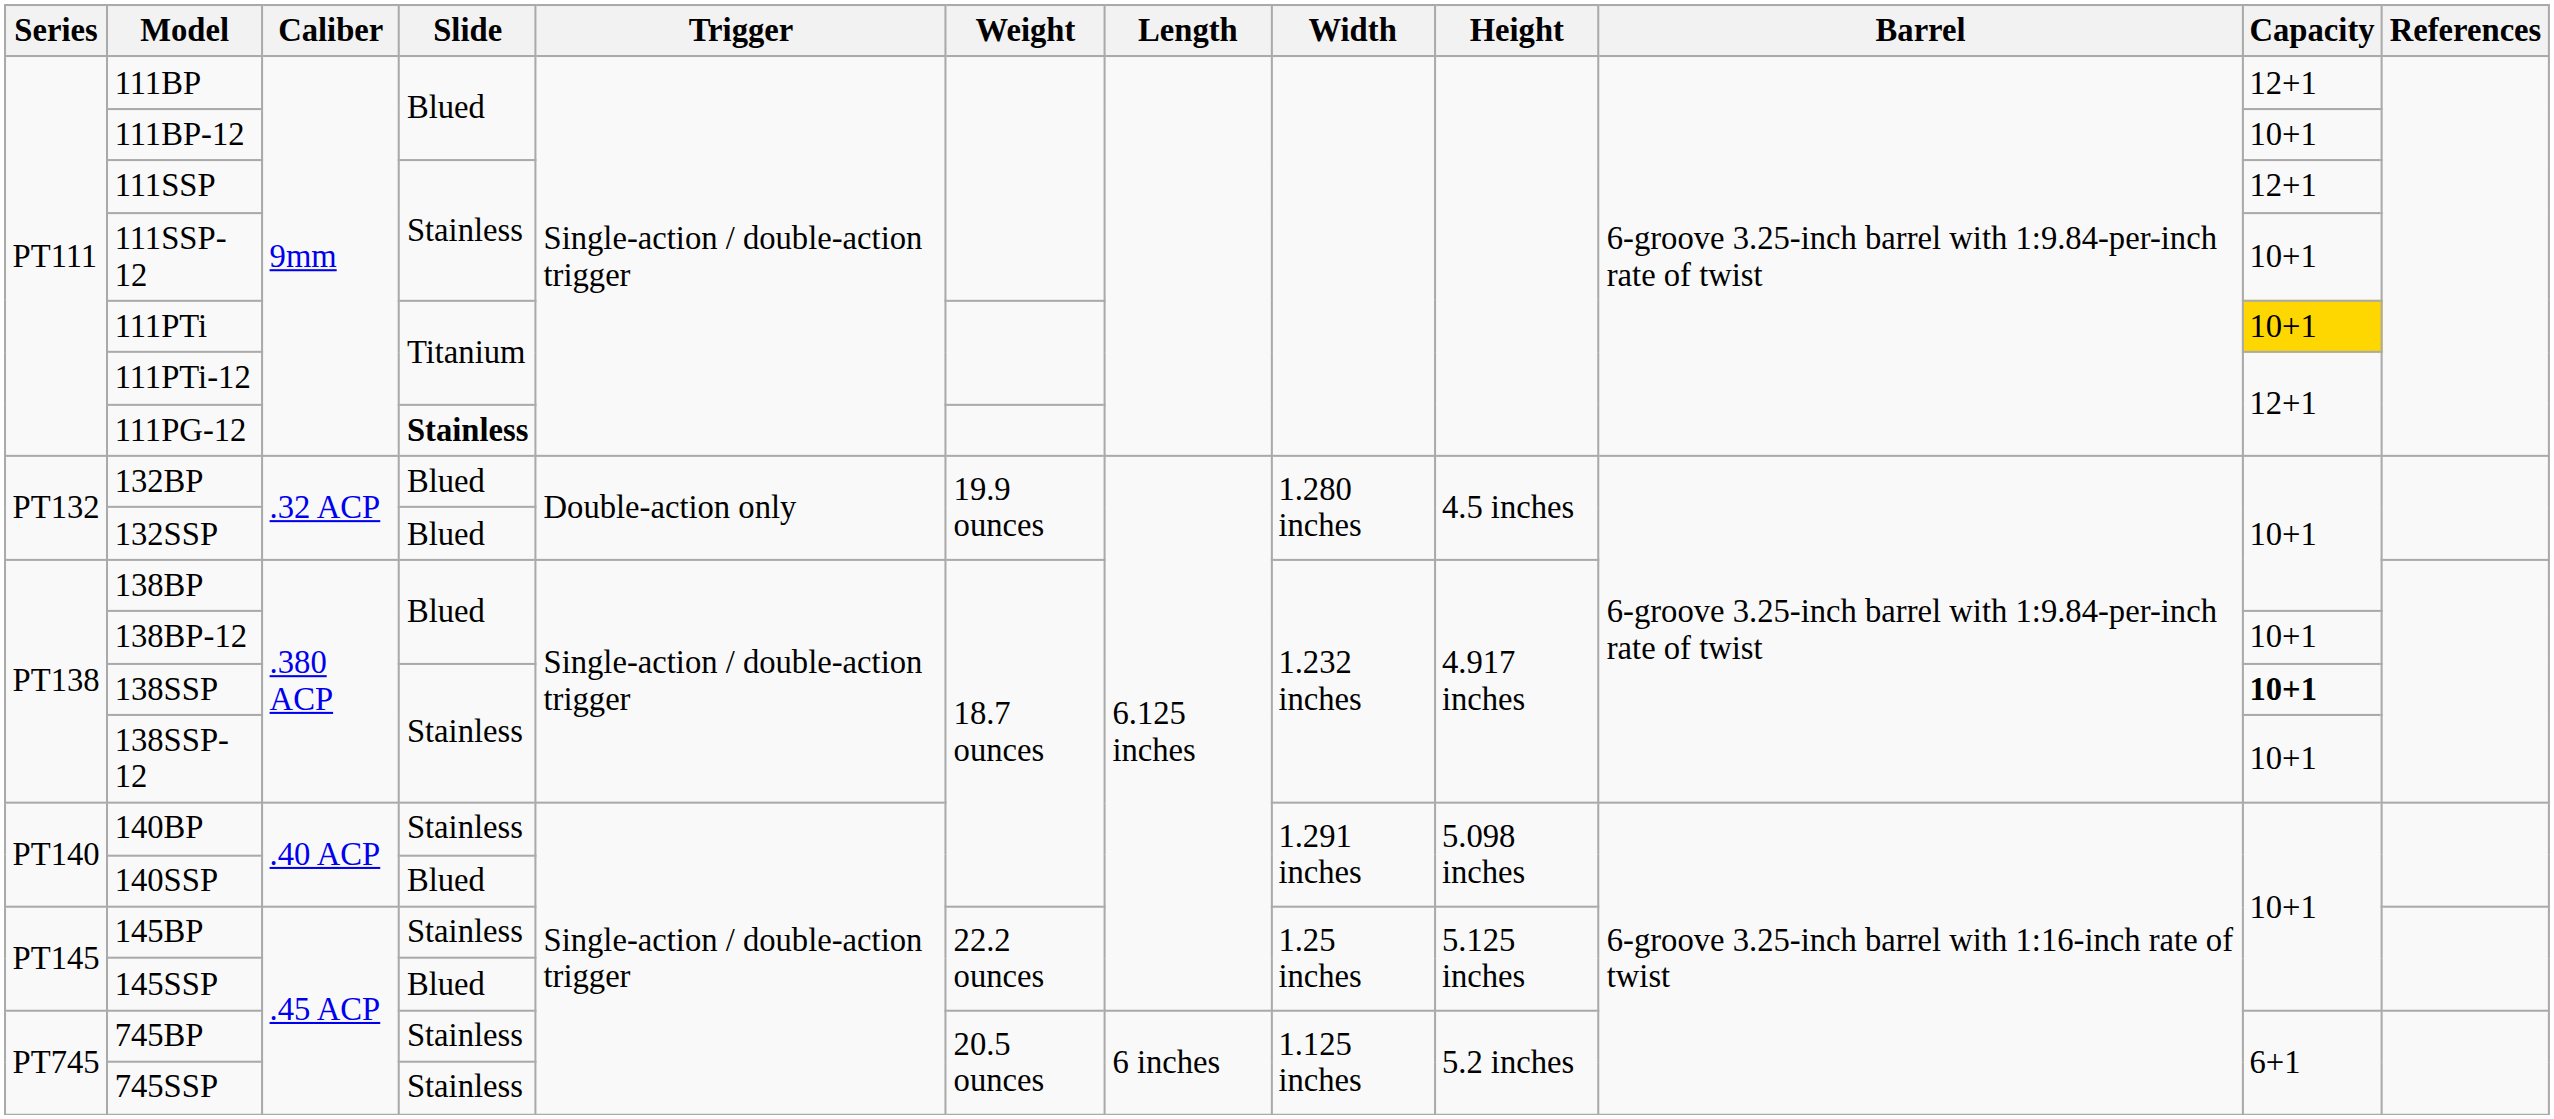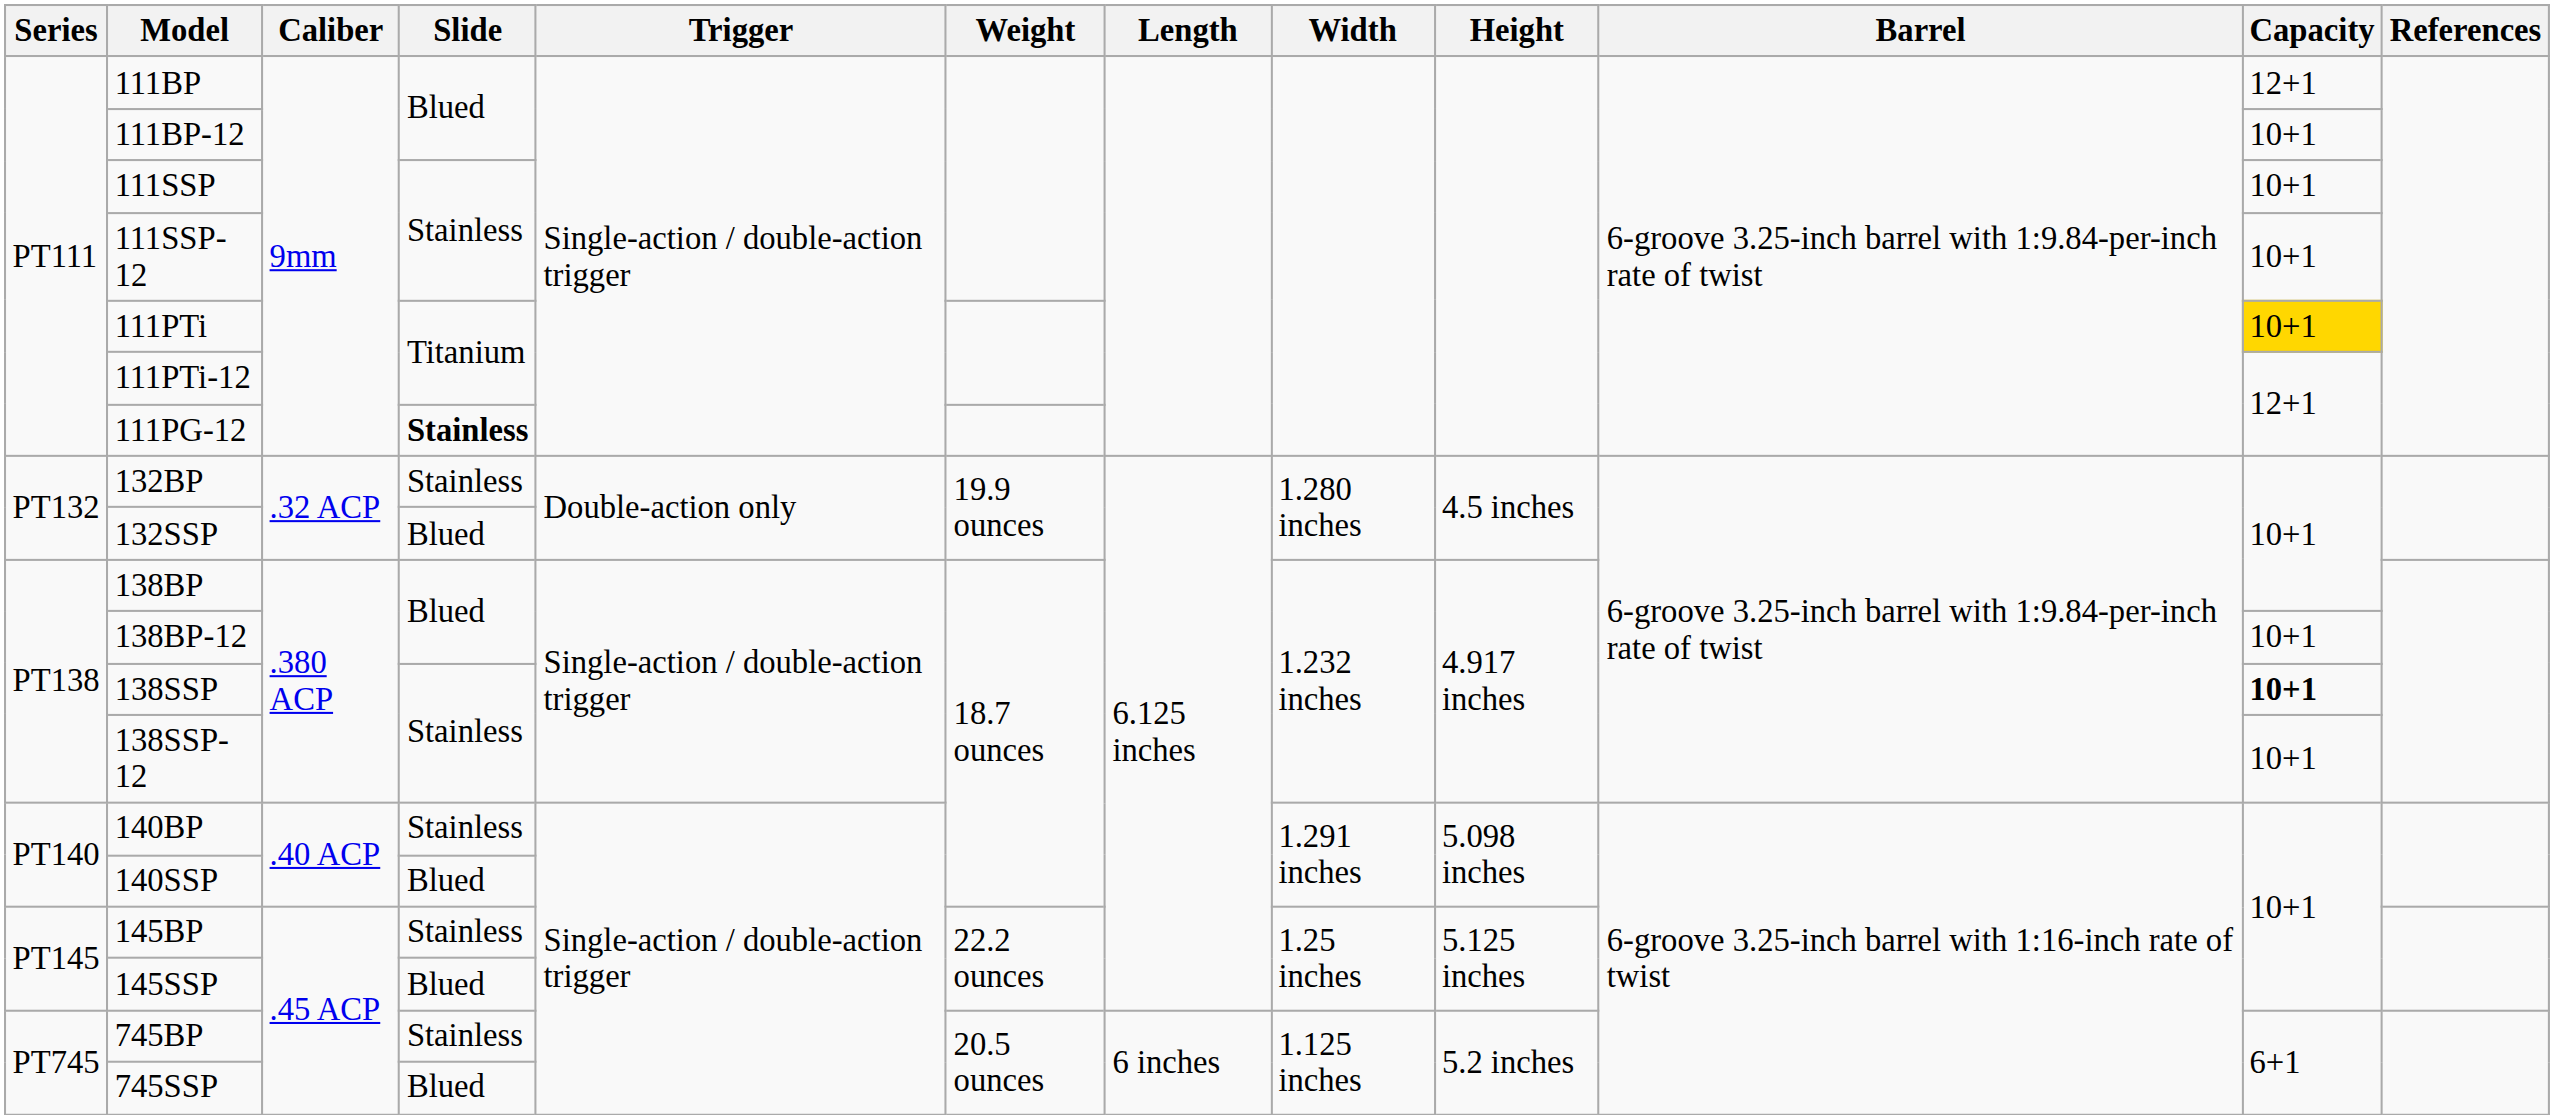(2283, 185) 12+1 -> (2283, 185) 10+1
(446, 481) Blued -> (465, 481) Stainless
(465, 1087) Stainless -> (446, 1087) Blued
